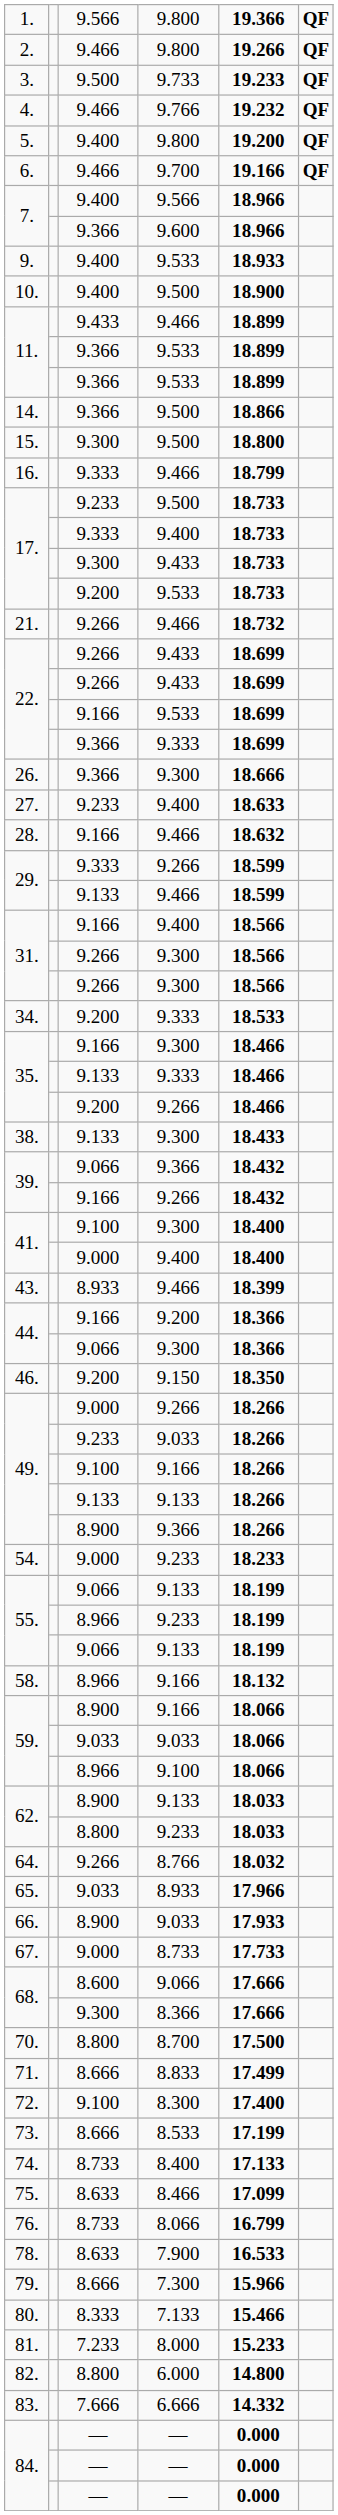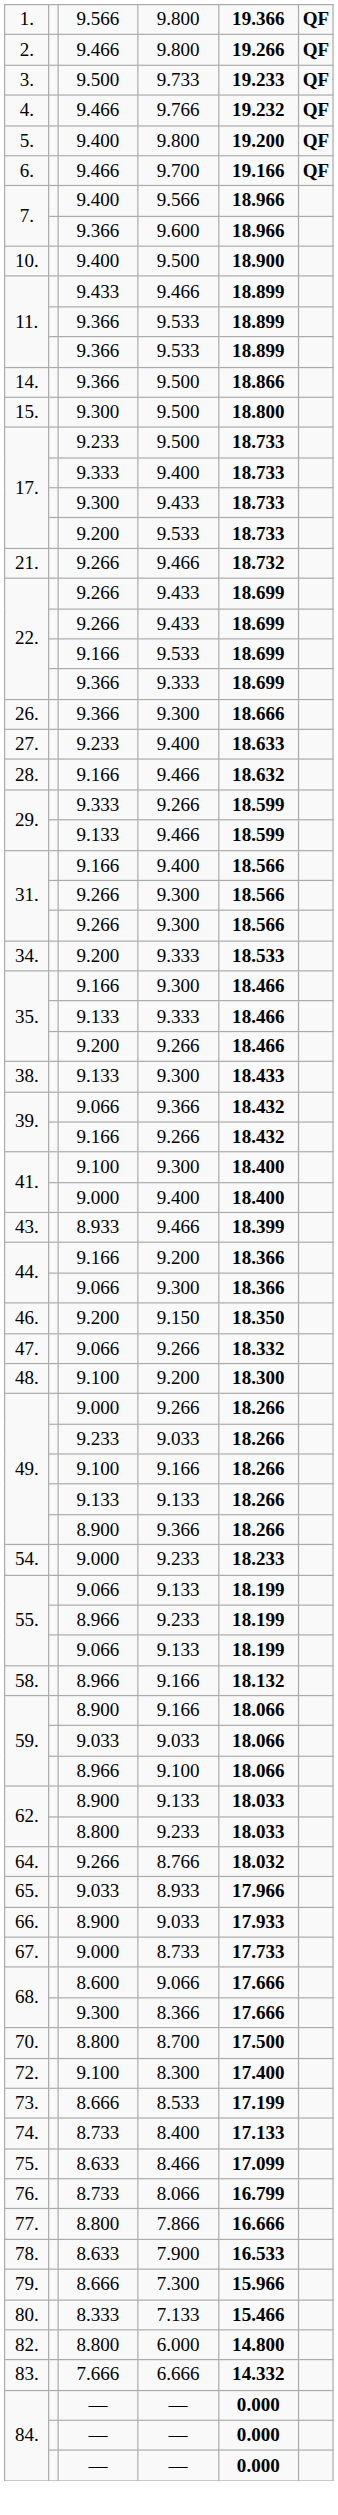- row: (27, 261)
- row: (27, 472)
+ row: (27, 1348)
+ row: (27, 1378)
- row: (27, 2072)
+ row: (27, 2223)
- row: (27, 2344)
